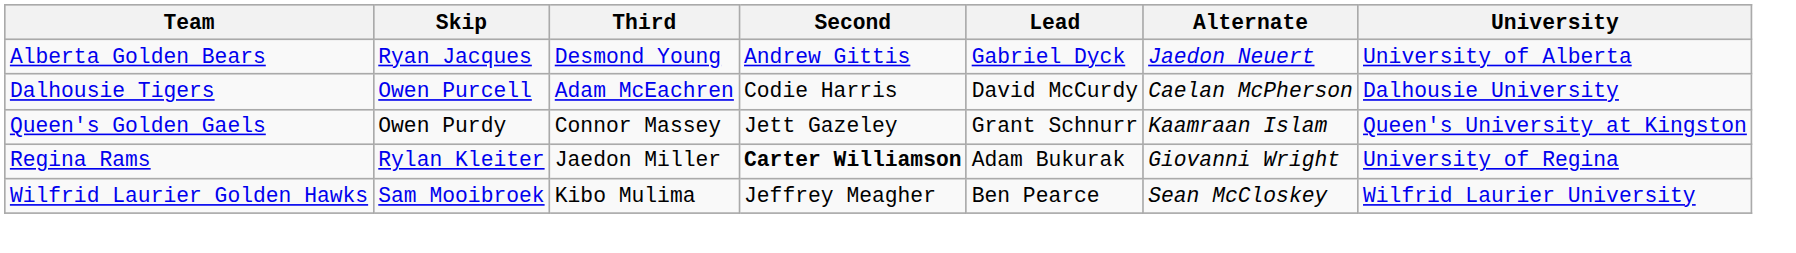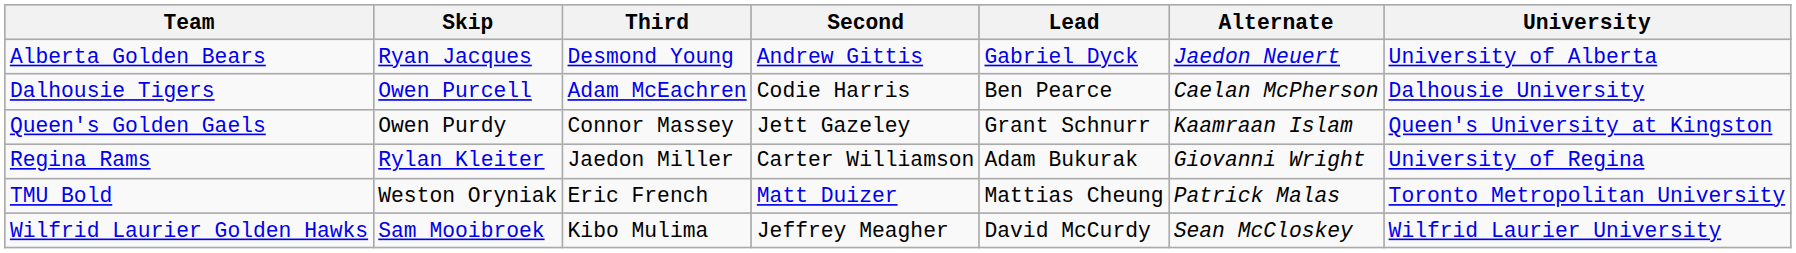(1055, 92) David McCurdy -> (1048, 92) Ben Pearce
(853, 161) bold -> (866, 161) normal
+ row: (61, 196)
(1036, 196) Ben Pearce -> (1068, 231) David McCurdy
